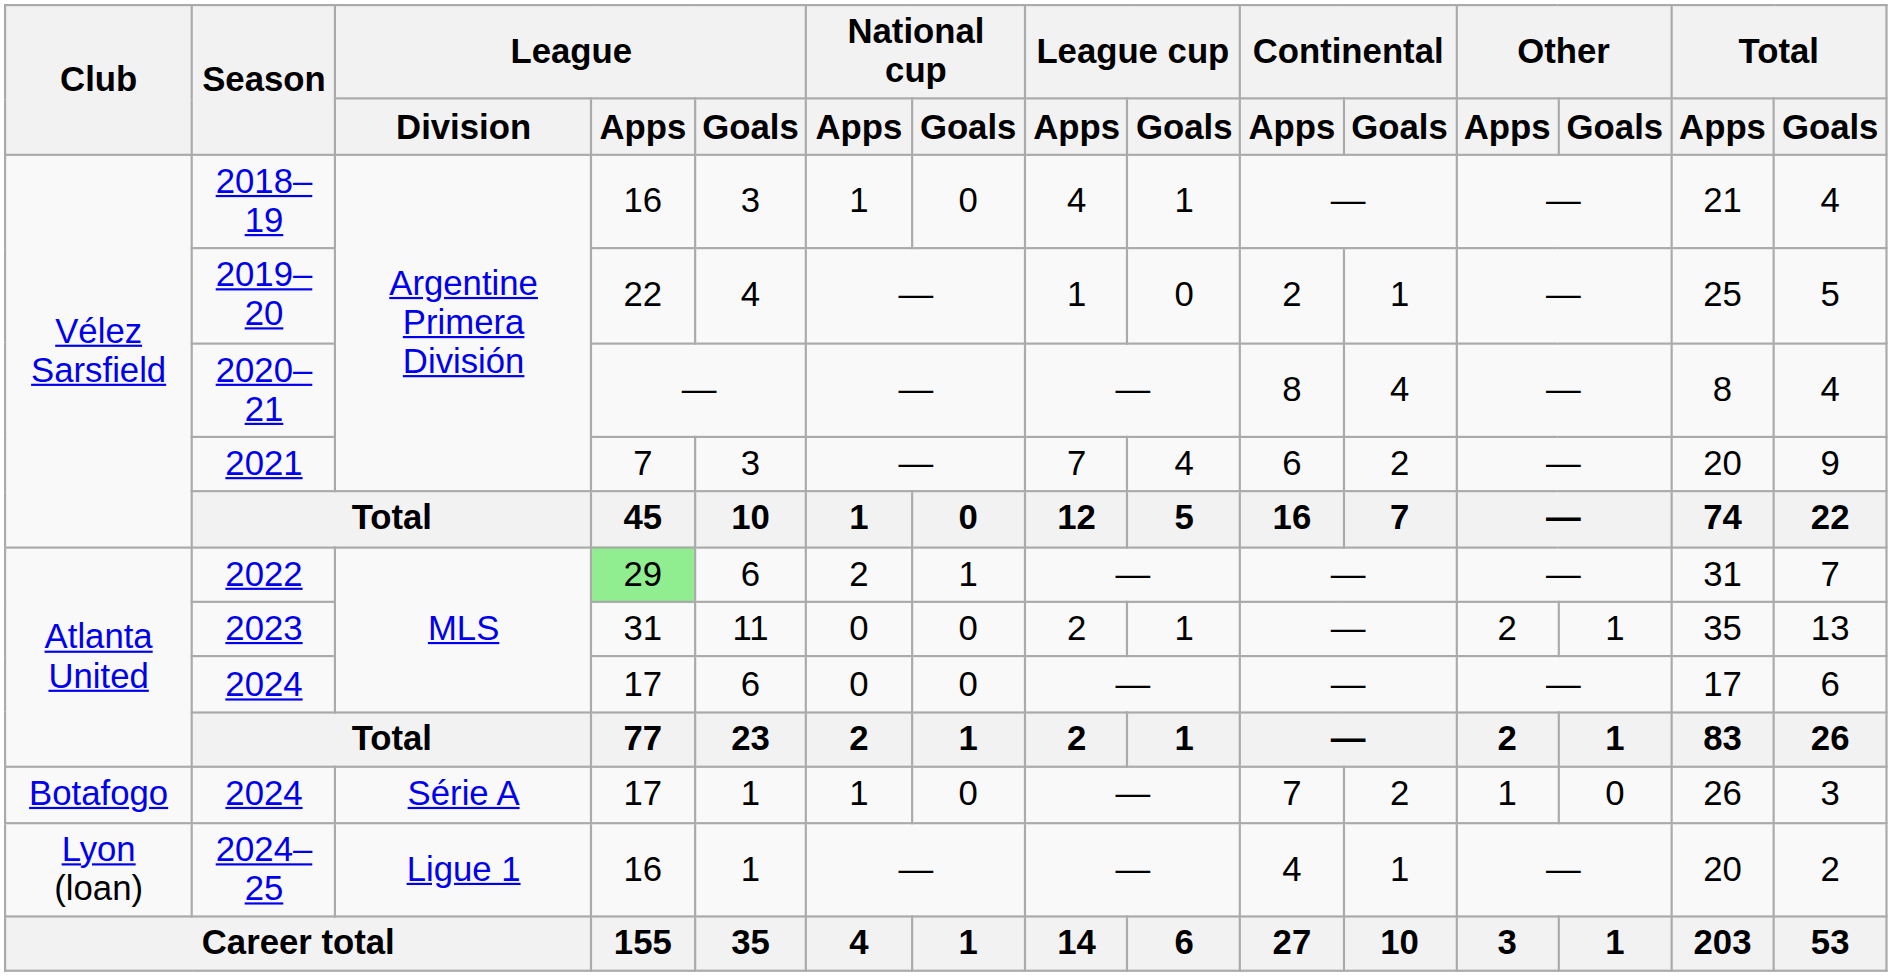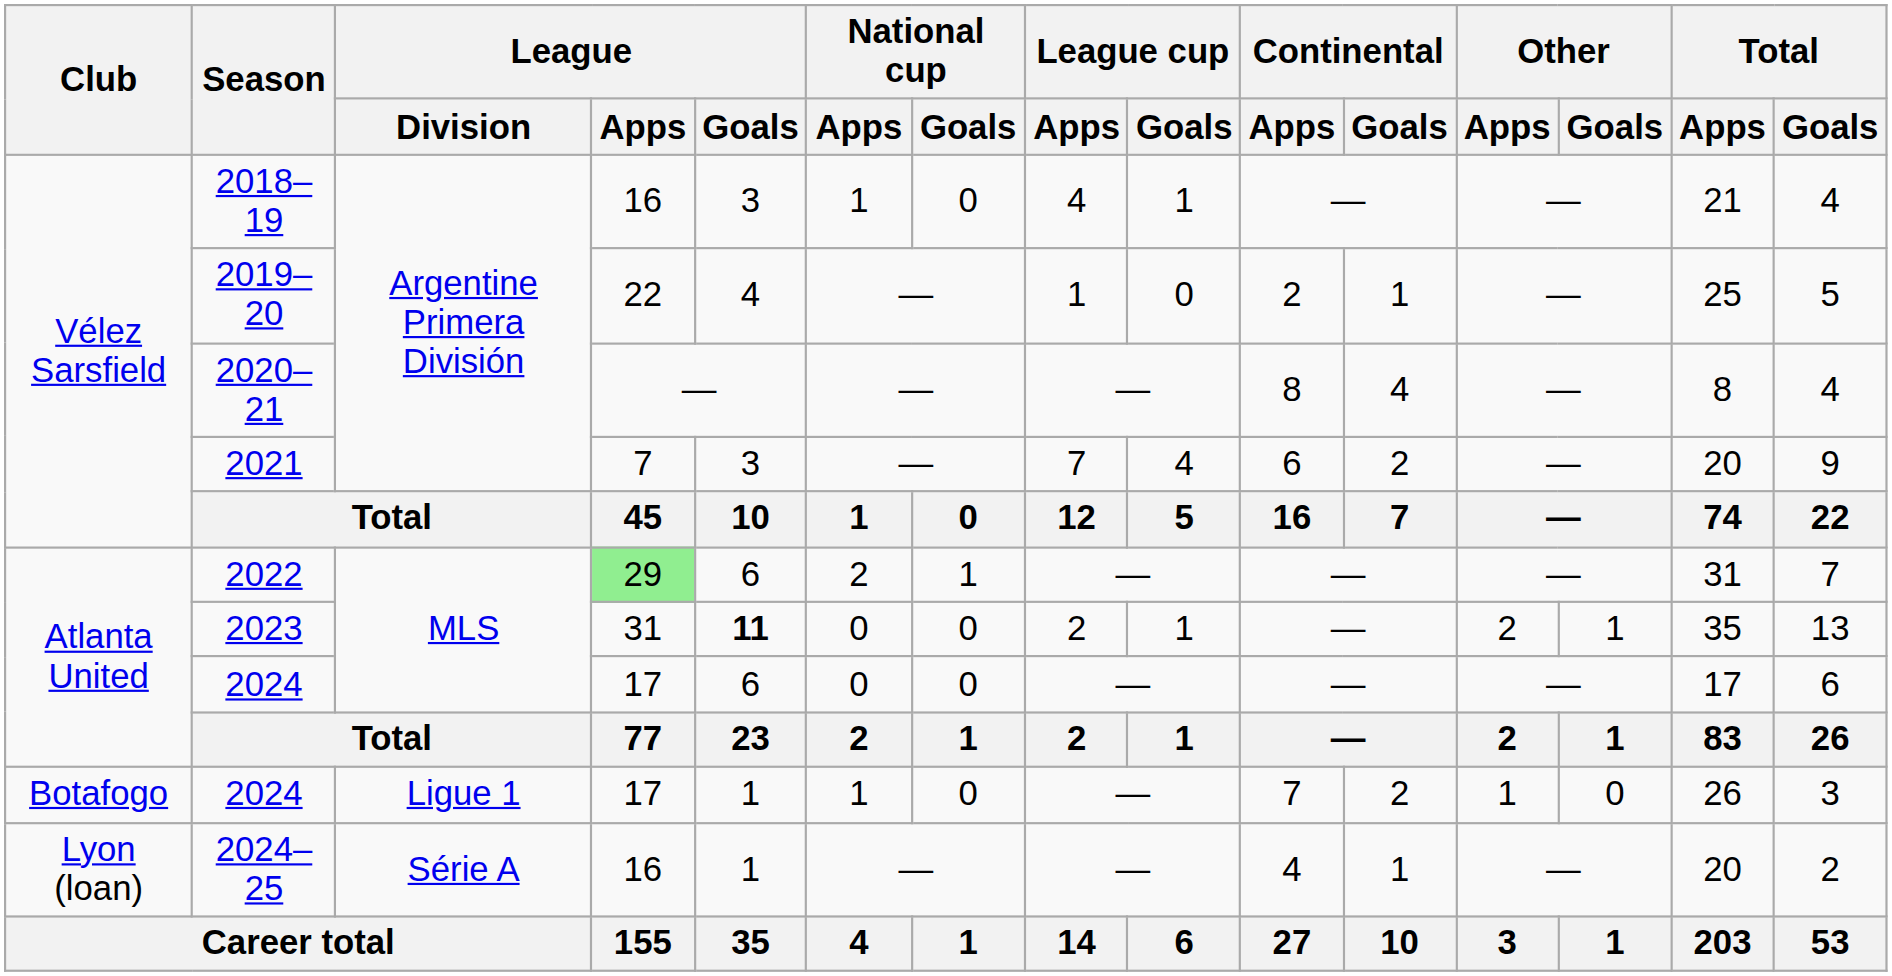(750, 628) normal -> (750, 628) bold
(464, 793) Série A -> (464, 793) Ligue 1
(464, 868) Ligue 1 -> (464, 868) Série A
